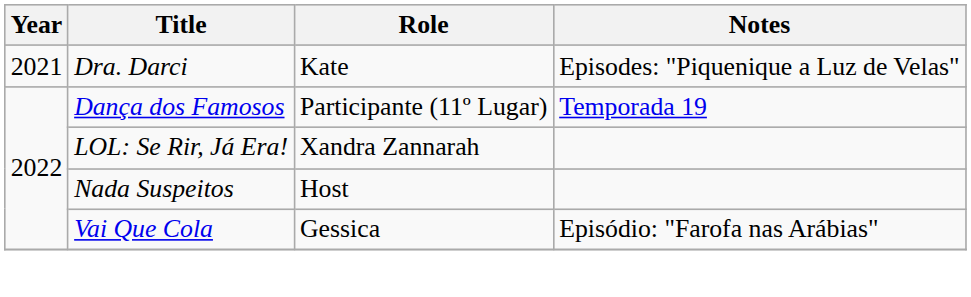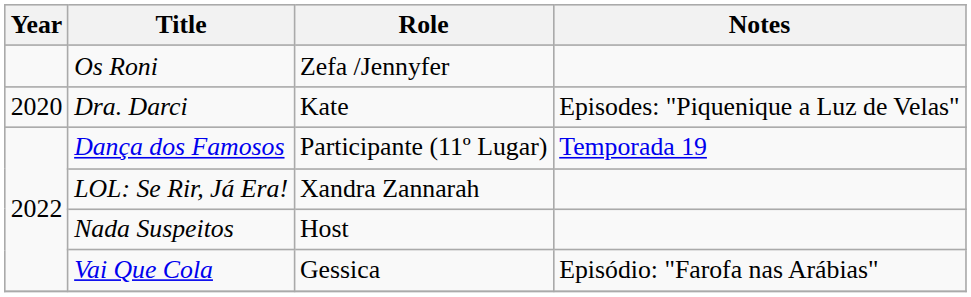+ row: (116, 65)
(37, 65) 2021 -> (37, 106) 2020
